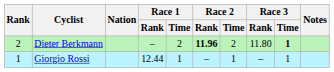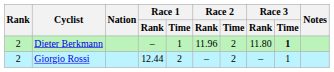(179, 43) 2 -> (179, 43) 1
(206, 43) bold -> (206, 43) normal
(18, 59) 1 -> (18, 59) 2
(179, 59) 1 -> (179, 59) 2
(234, 59) 1 -> (234, 59) 2
